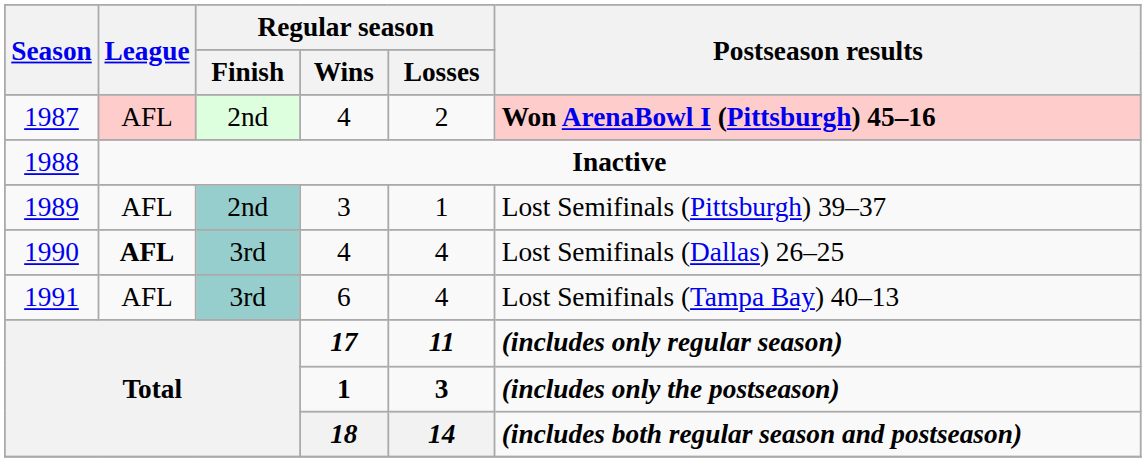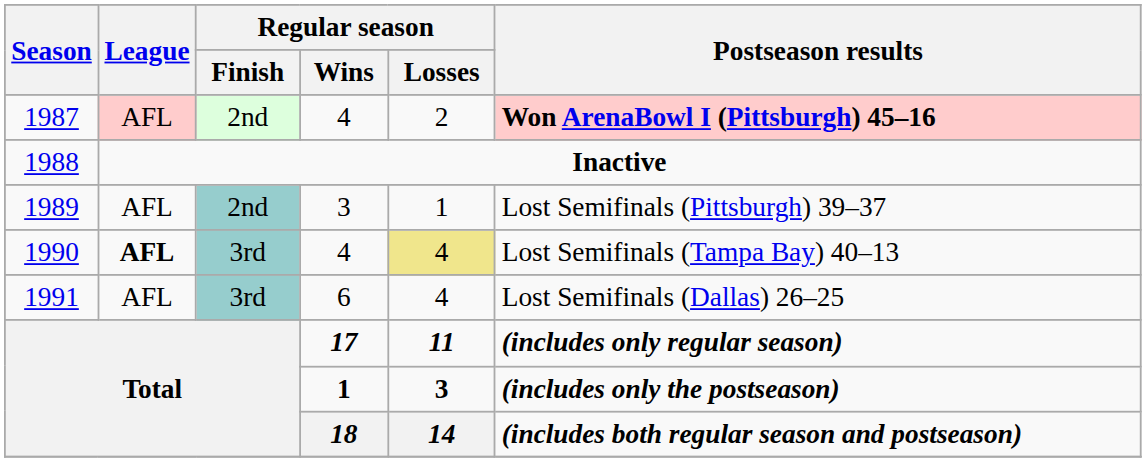(442, 252) no background -> (442, 252) khaki background
(673, 252) Lost Semifinals (Dallas) 26–25 -> (700, 252) Lost Semifinals (Tampa Bay) 40–13
(700, 297) Lost Semifinals (Tampa Bay) 40–13 -> (673, 297) Lost Semifinals (Dallas) 26–25
